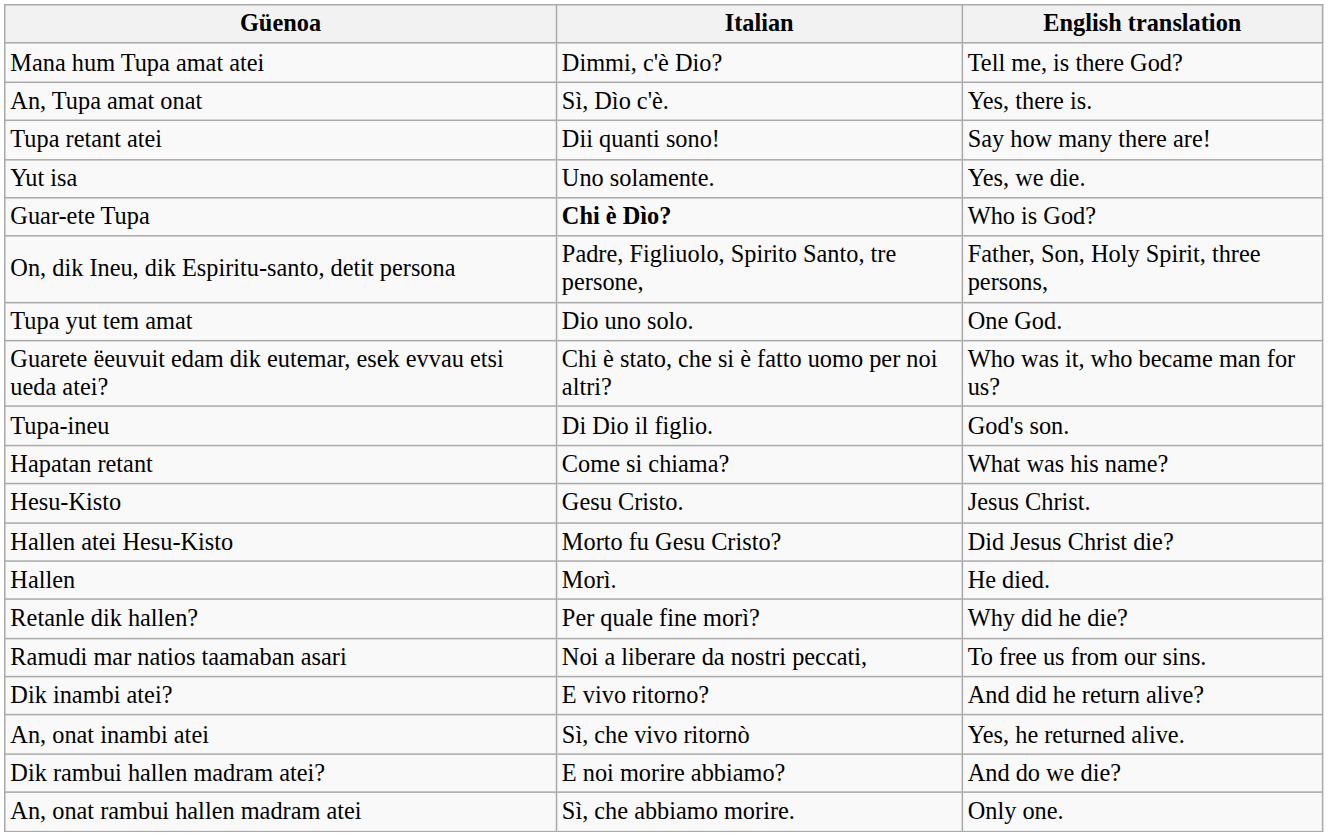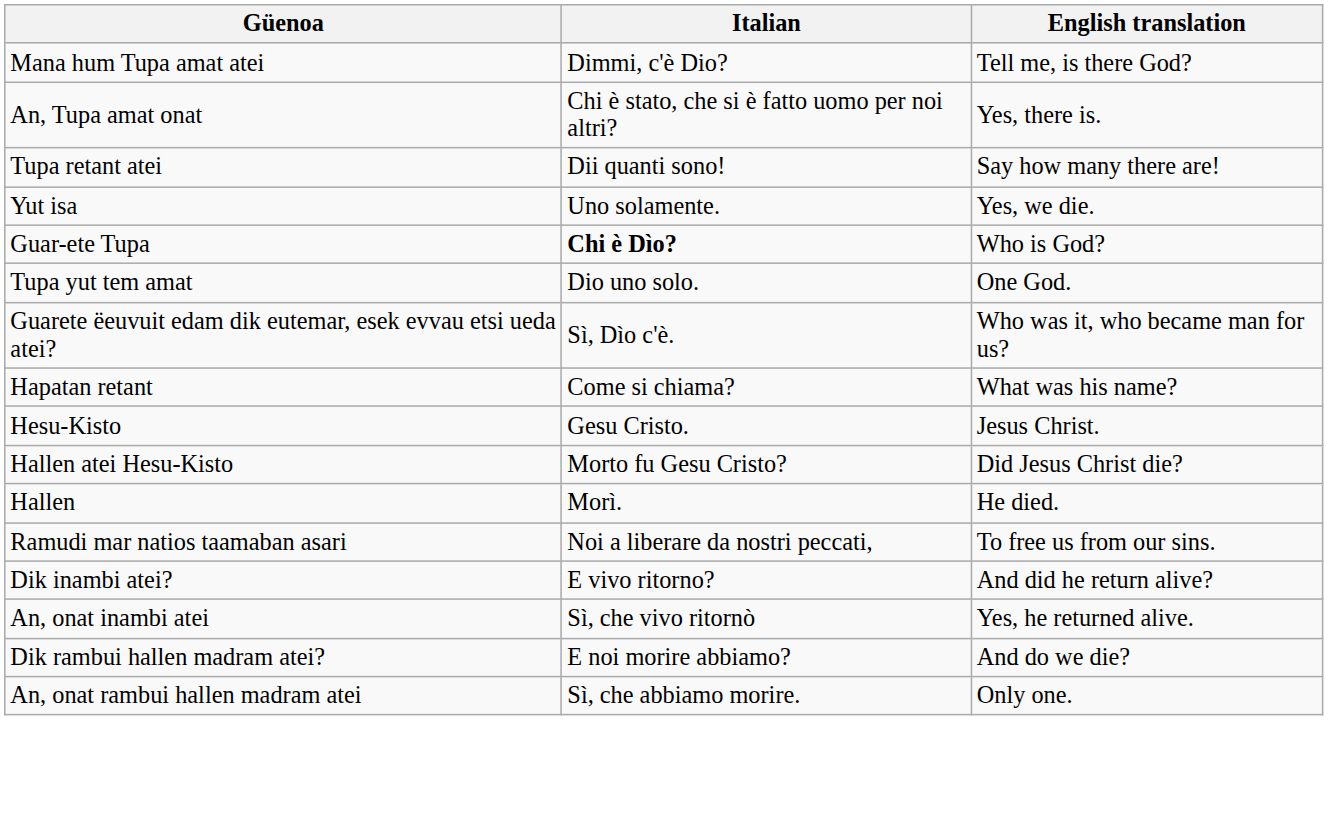(615, 100) Sì, Dìo c'è. -> (755, 114) Chi è stato, che si è fatto uomo per noi altri?
- row: (233, 268)
(750, 373) Chi è stato, che si è fatto uomo per noi altri? -> (621, 334) Sì, Dìo c'è.
- row: (60, 425)
- row: (104, 618)
